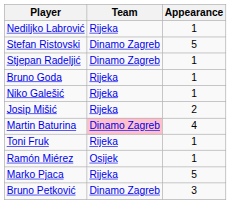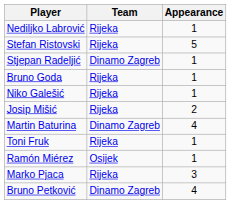(125, 45) Dinamo Zagreb -> (104, 45) Rijeka
(125, 126) pink background -> (125, 126) no background
(194, 175) 5 -> (194, 175) 3
(194, 191) 3 -> (194, 191) 4
